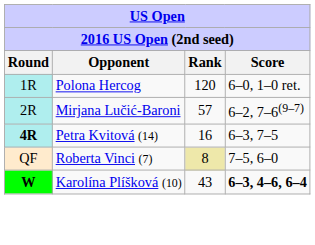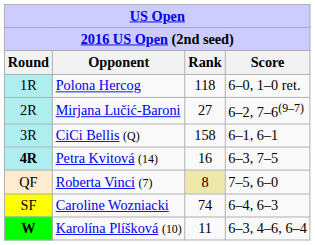(205, 85) 120 -> (205, 85) 118
(205, 110) 57 -> (205, 110) 27
+ row: (98, 135)
+ row: (112, 204)
(205, 181) 43 -> (205, 227) 11
(268, 181) bold -> (268, 227) normal
